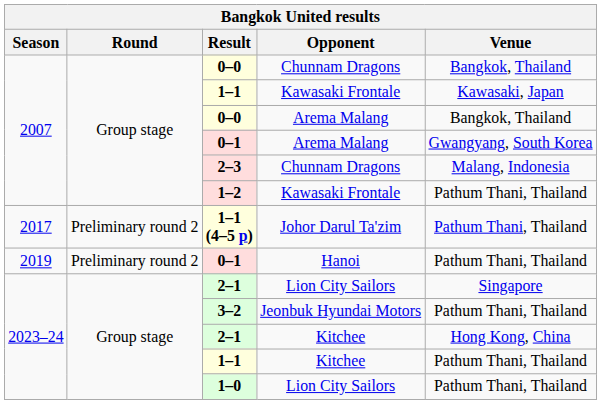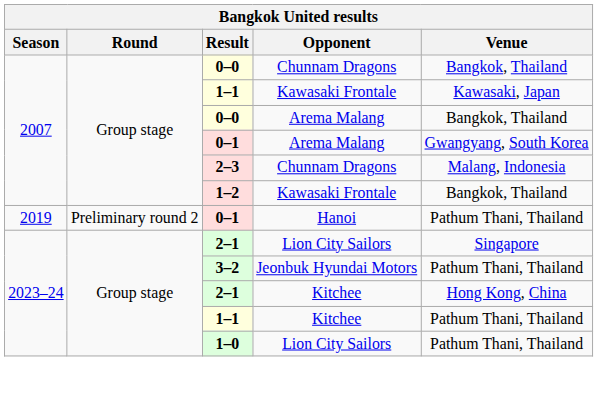(511, 192) Pathum Thani, Thailand -> (507, 192) Bangkok, Thailand
- row: (229, 226)
